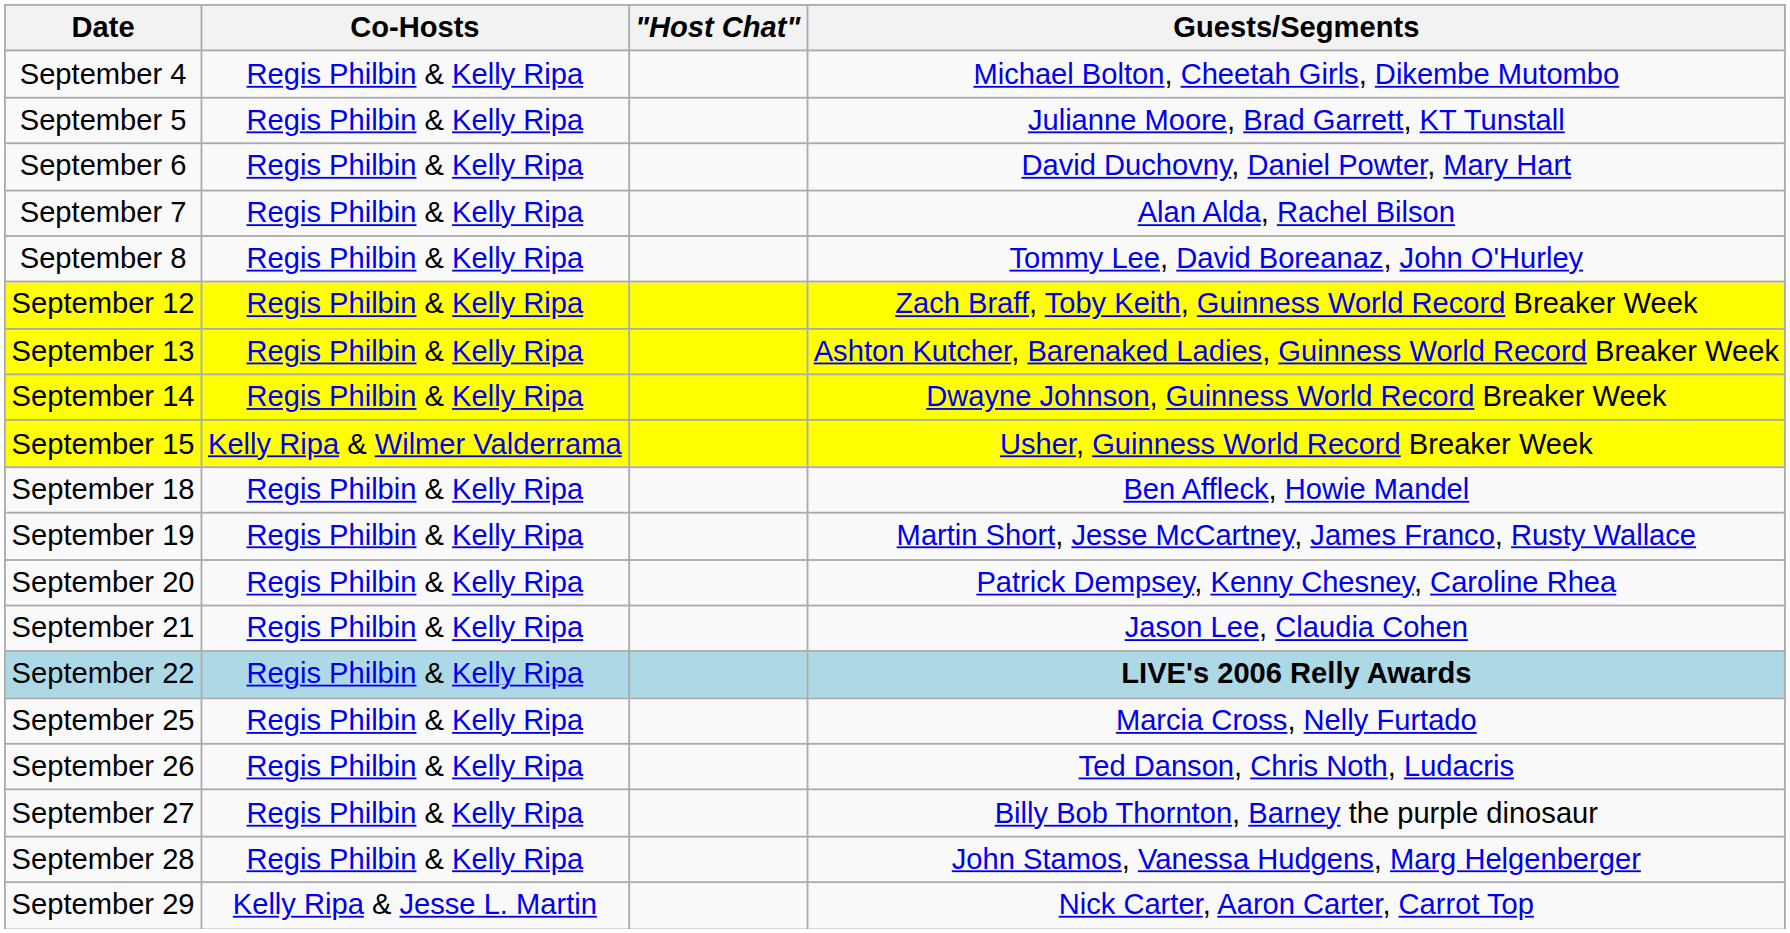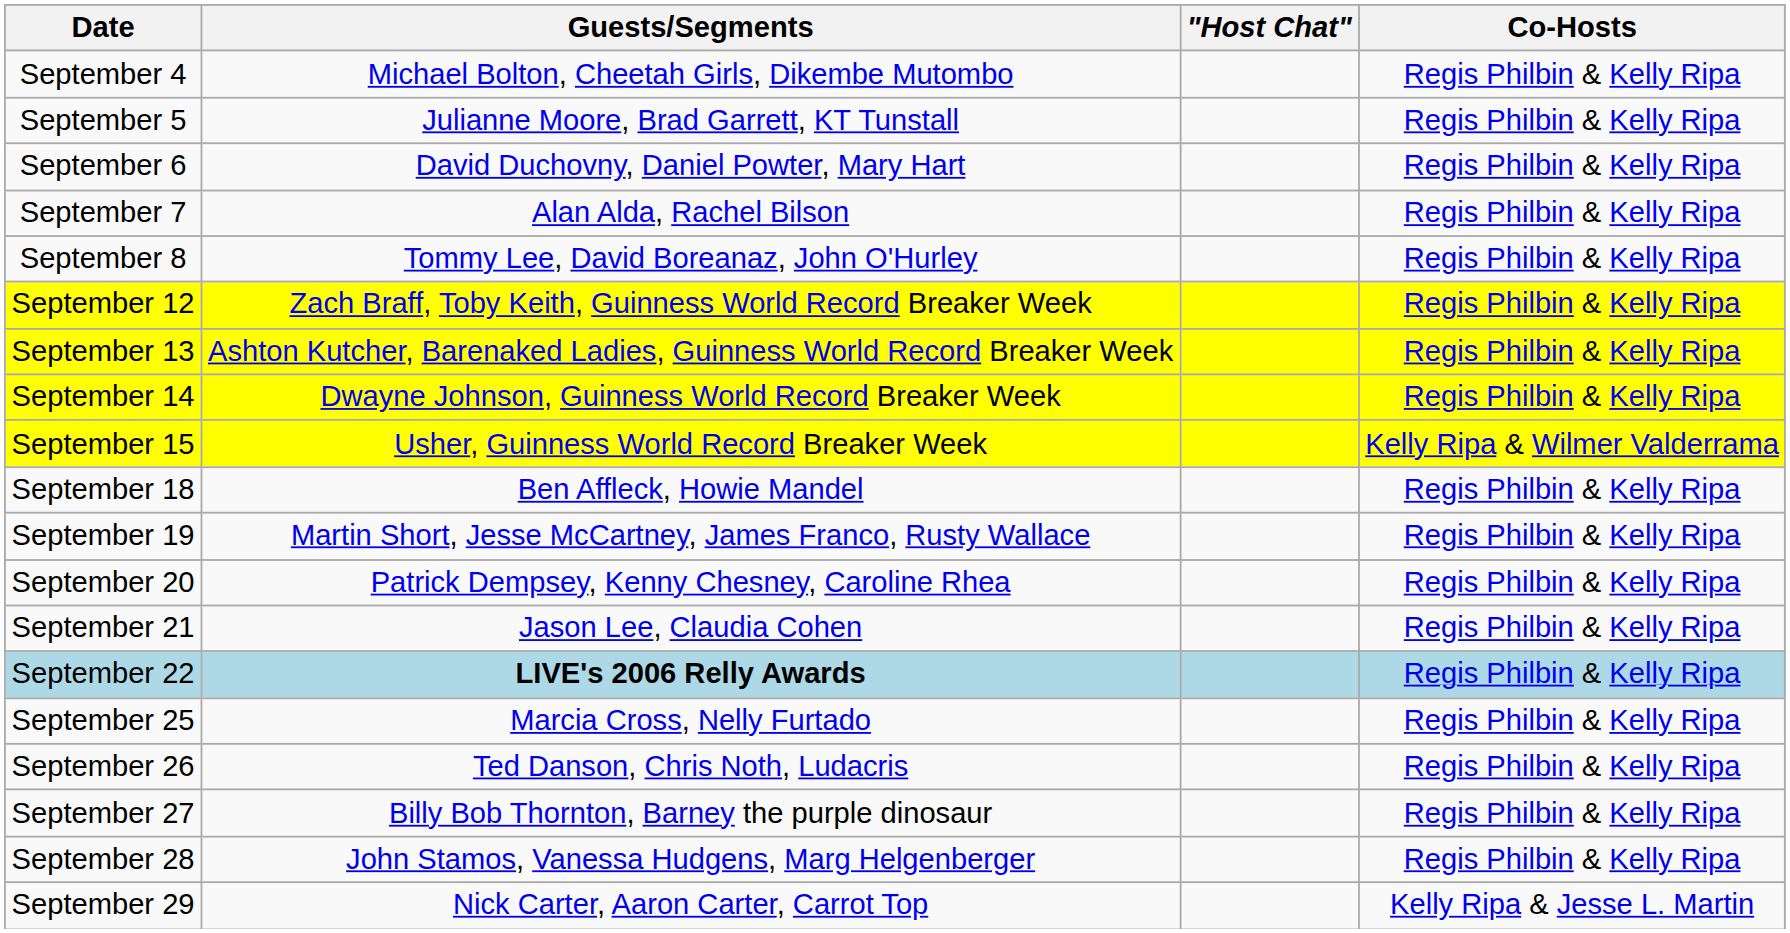columns swapped: (415, 27) <-> (1296, 27)
